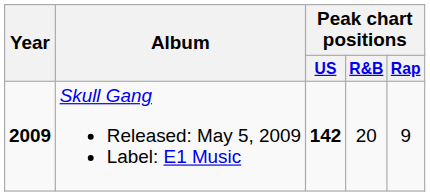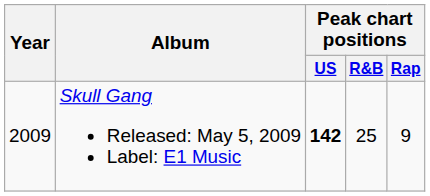(30, 135) bold -> (30, 135) normal
(366, 135) 20 -> (366, 135) 25
